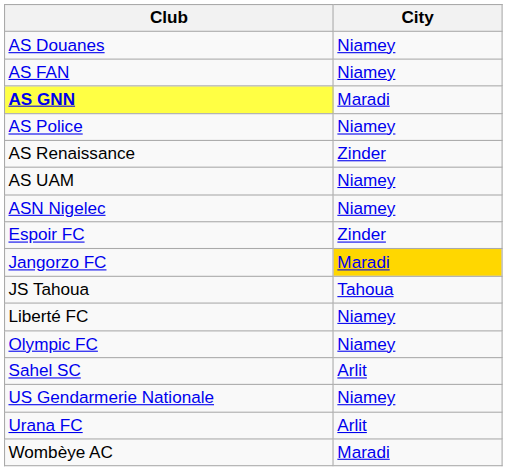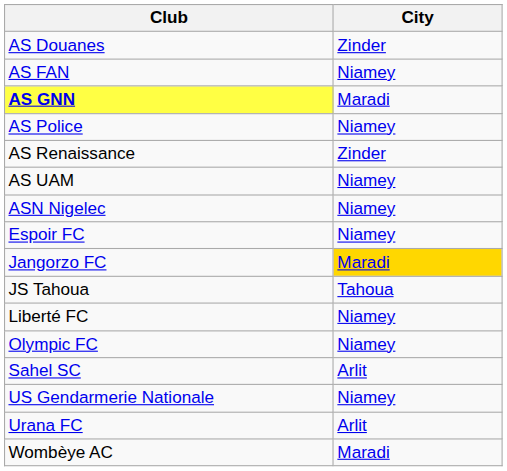(366, 45) Niamey -> (362, 45) Zinder
(362, 235) Zinder -> (366, 235) Niamey
